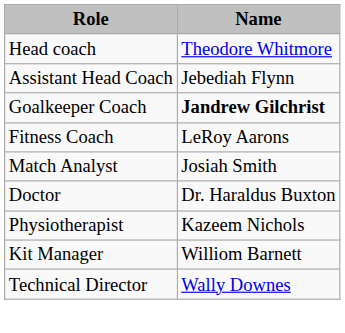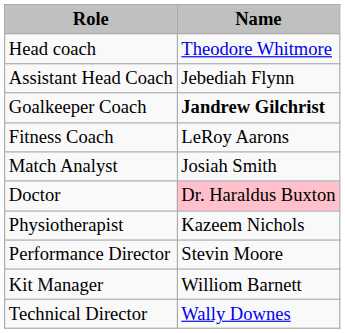(258, 195) no background -> (258, 195) pink background
+ row: (90, 254)
